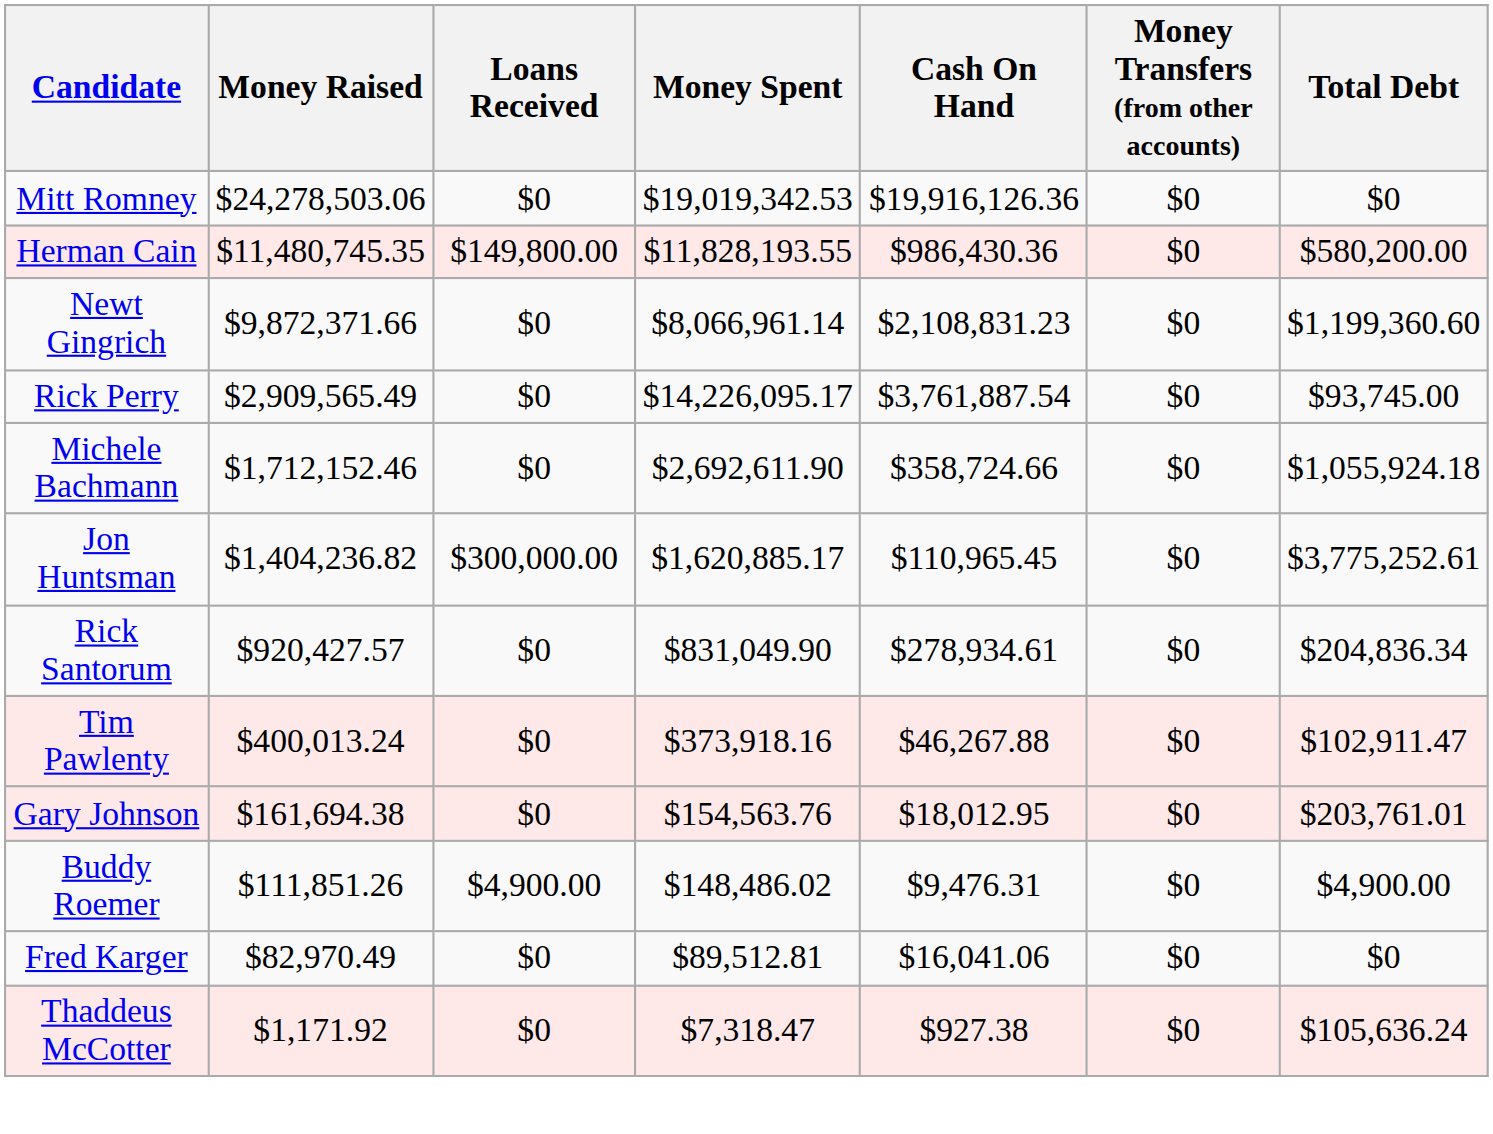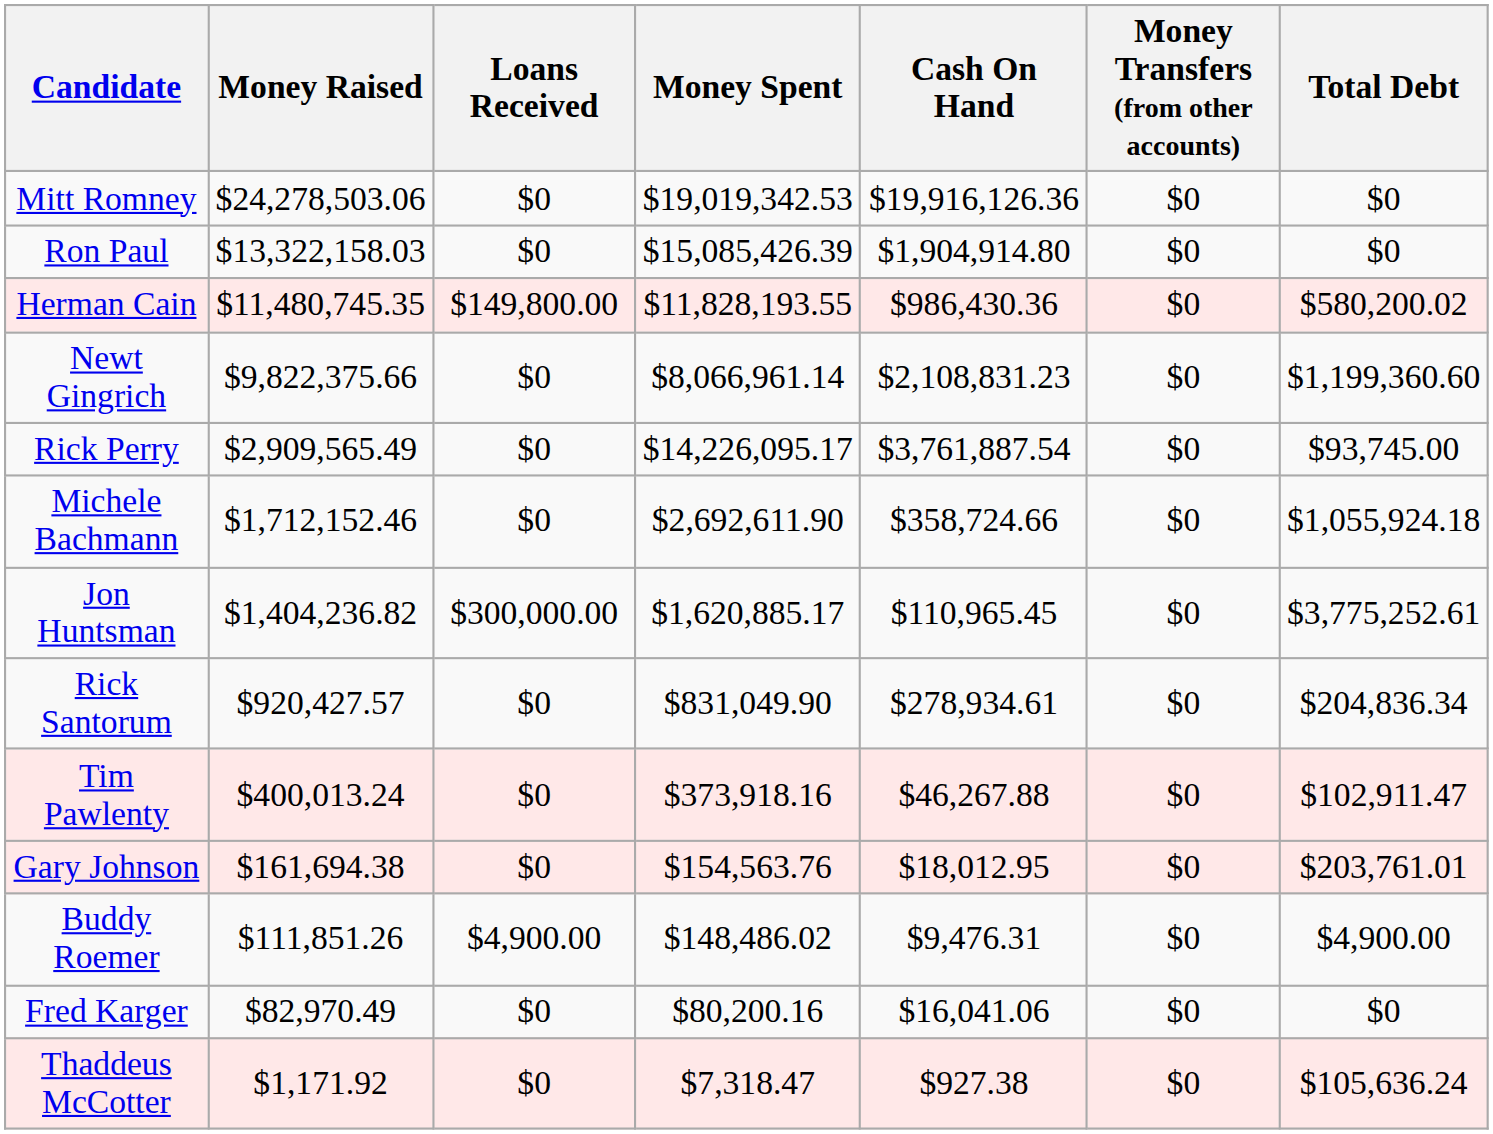+ row: (106, 251)
(1384, 251) $580,200.00 -> (1384, 304) $580,200.02
(321, 323) $9,872,371.66 -> (321, 376) $9,822,375.66
(748, 957) $89,512.81 -> (748, 1010) $80,200.16
